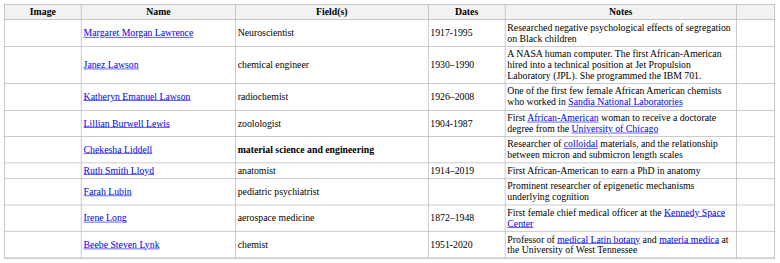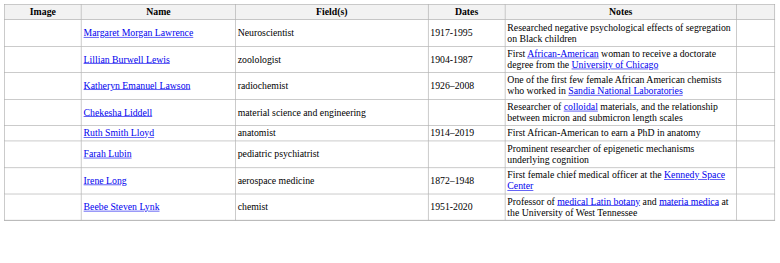- row: (111, 65)
rows swapped: (137, 97) <-> (127, 123)
(306, 150) bold -> (302, 112) normal
